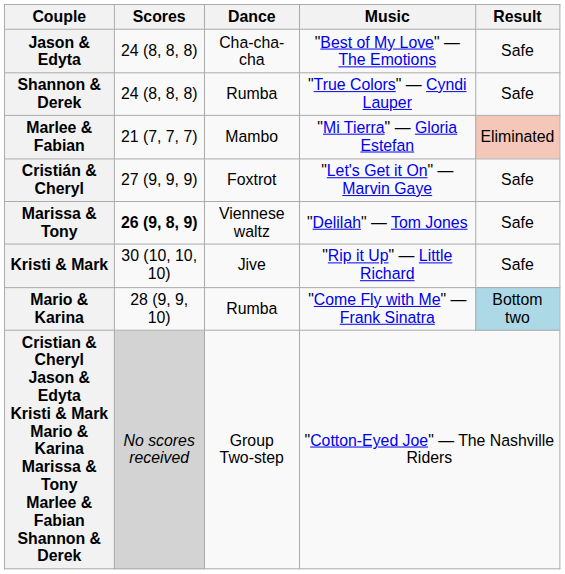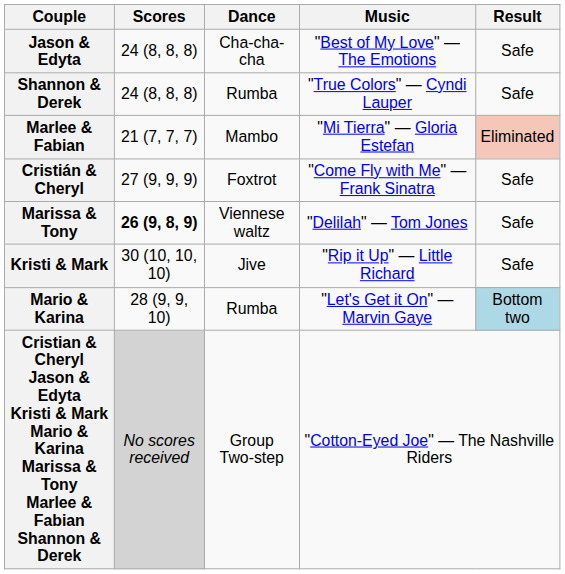(387, 179) "Let's Get it On" — Marvin Gaye -> (387, 179) "Come Fly with Me" — Frank Sinatra
(387, 308) "Come Fly with Me" — Frank Sinatra -> (387, 308) "Let's Get it On" — Marvin Gaye
